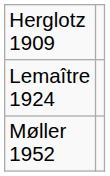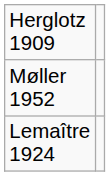rows swapped: (50, 87) <-> (38, 143)
